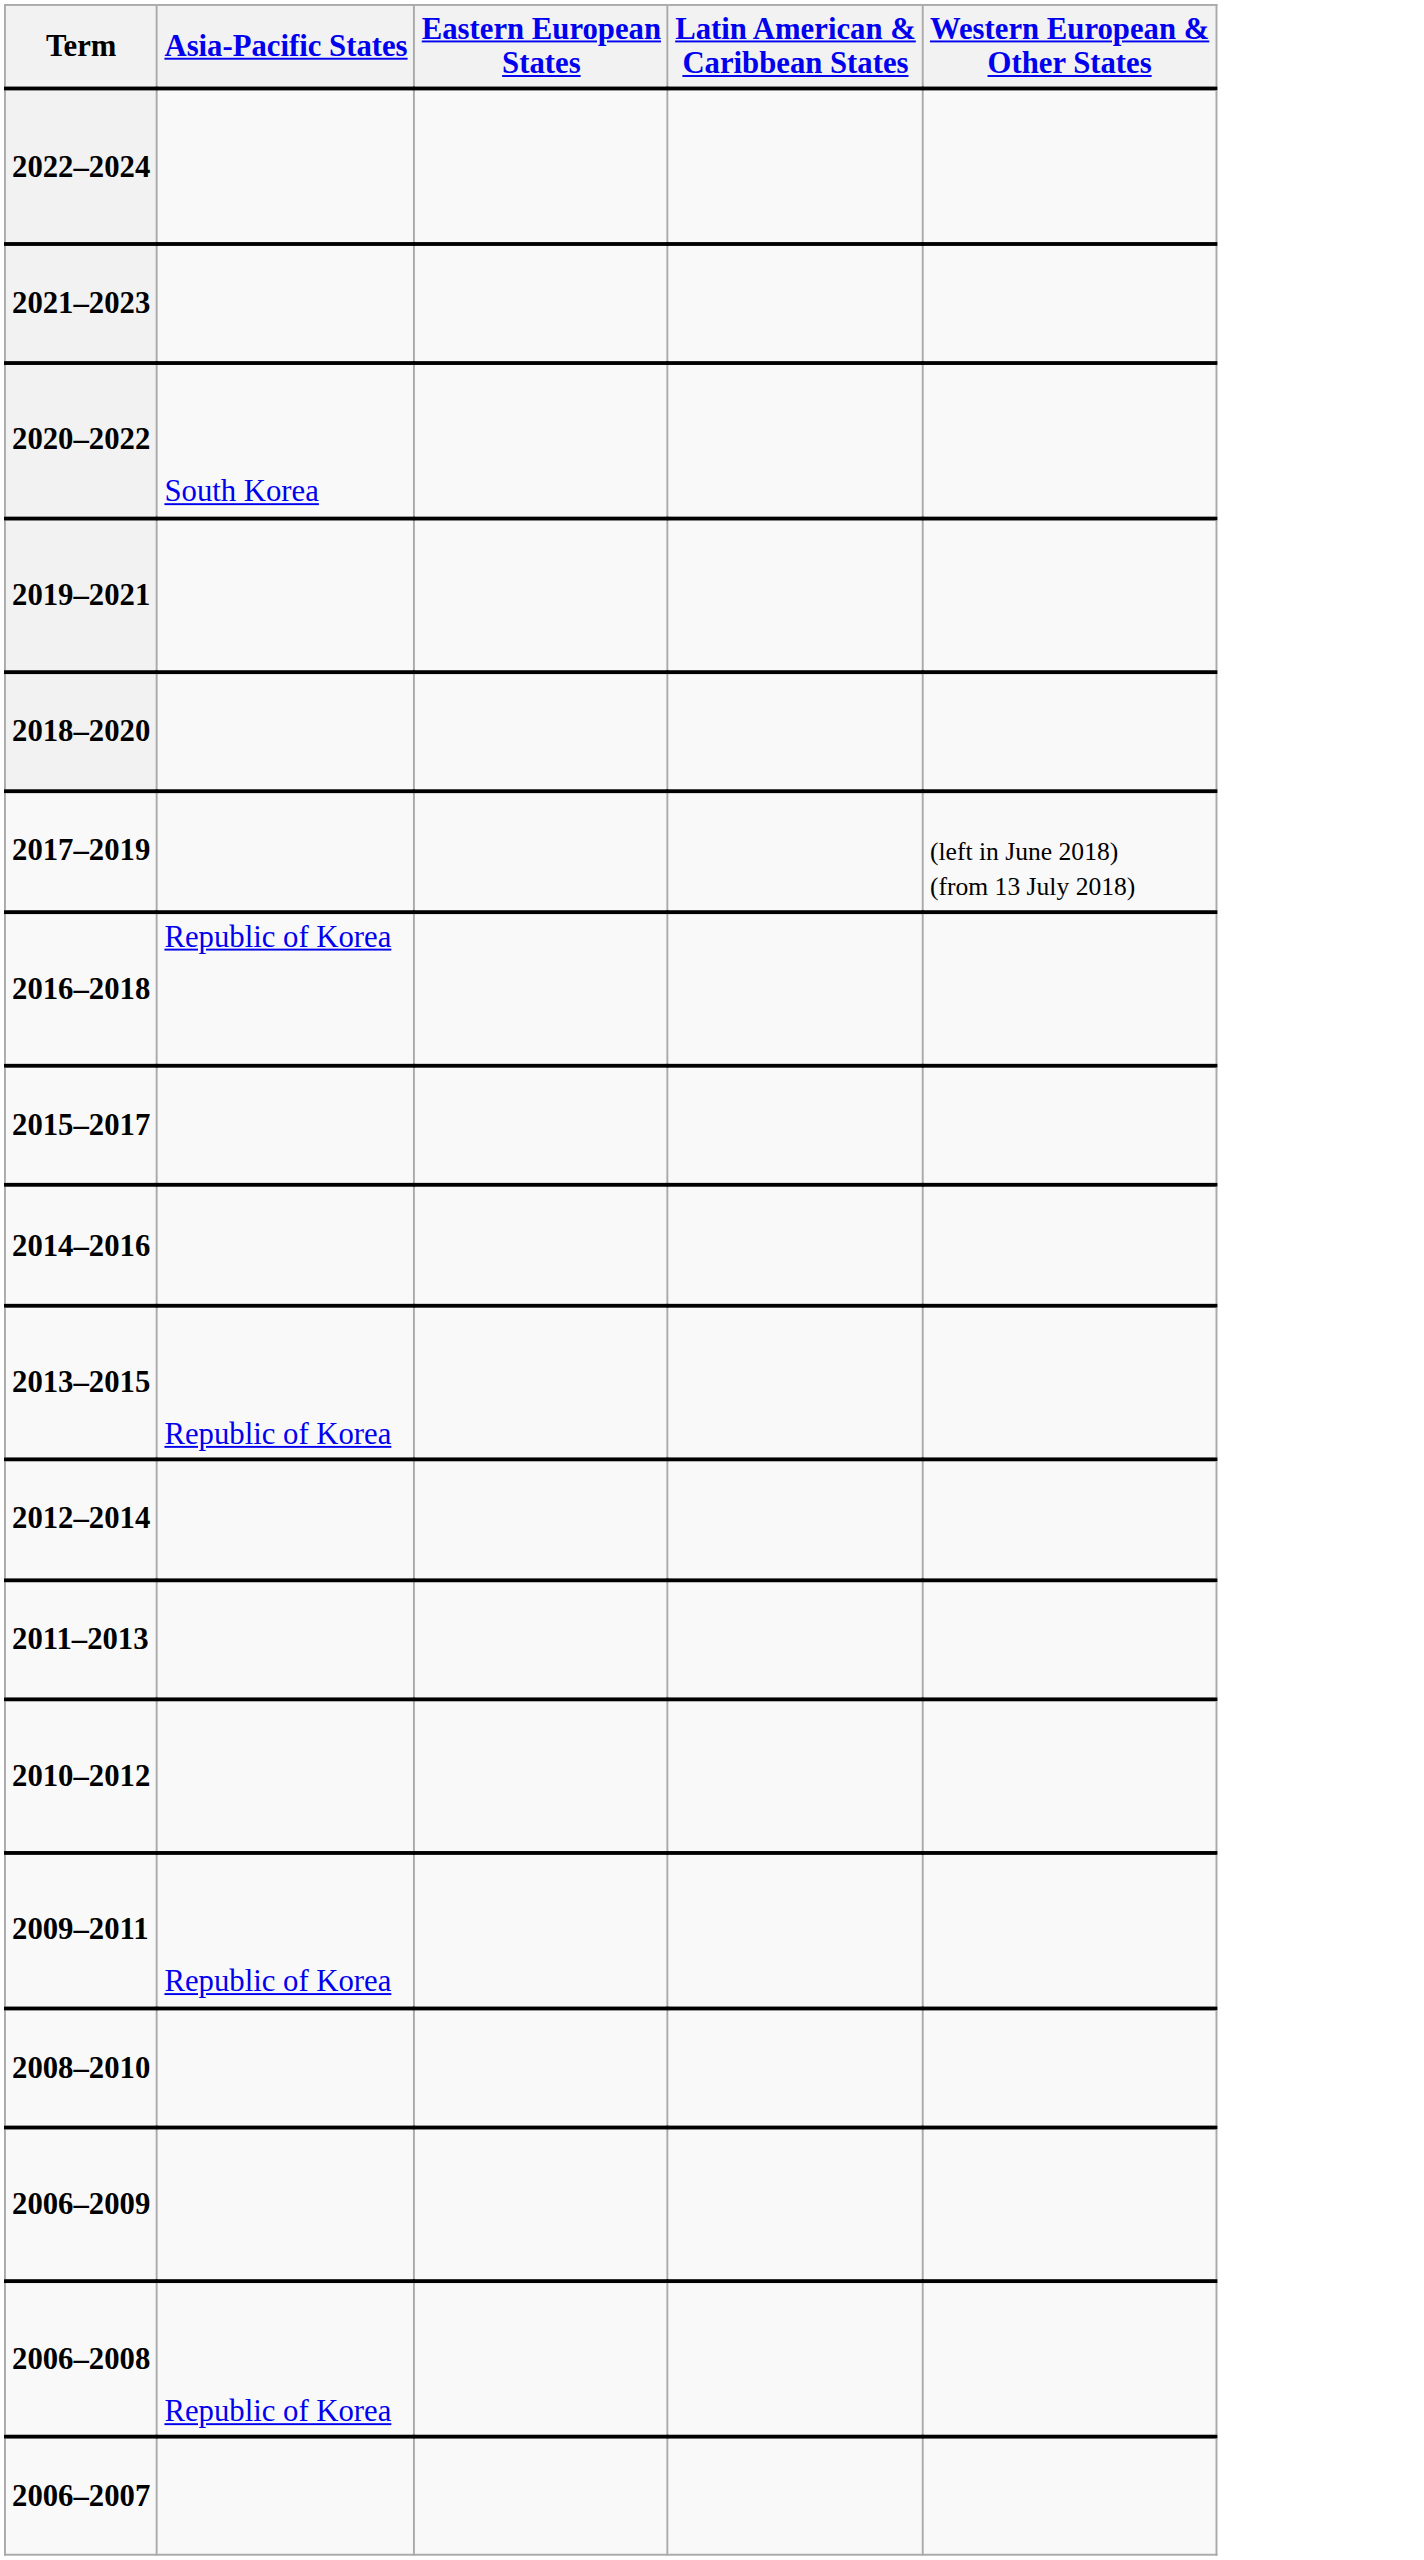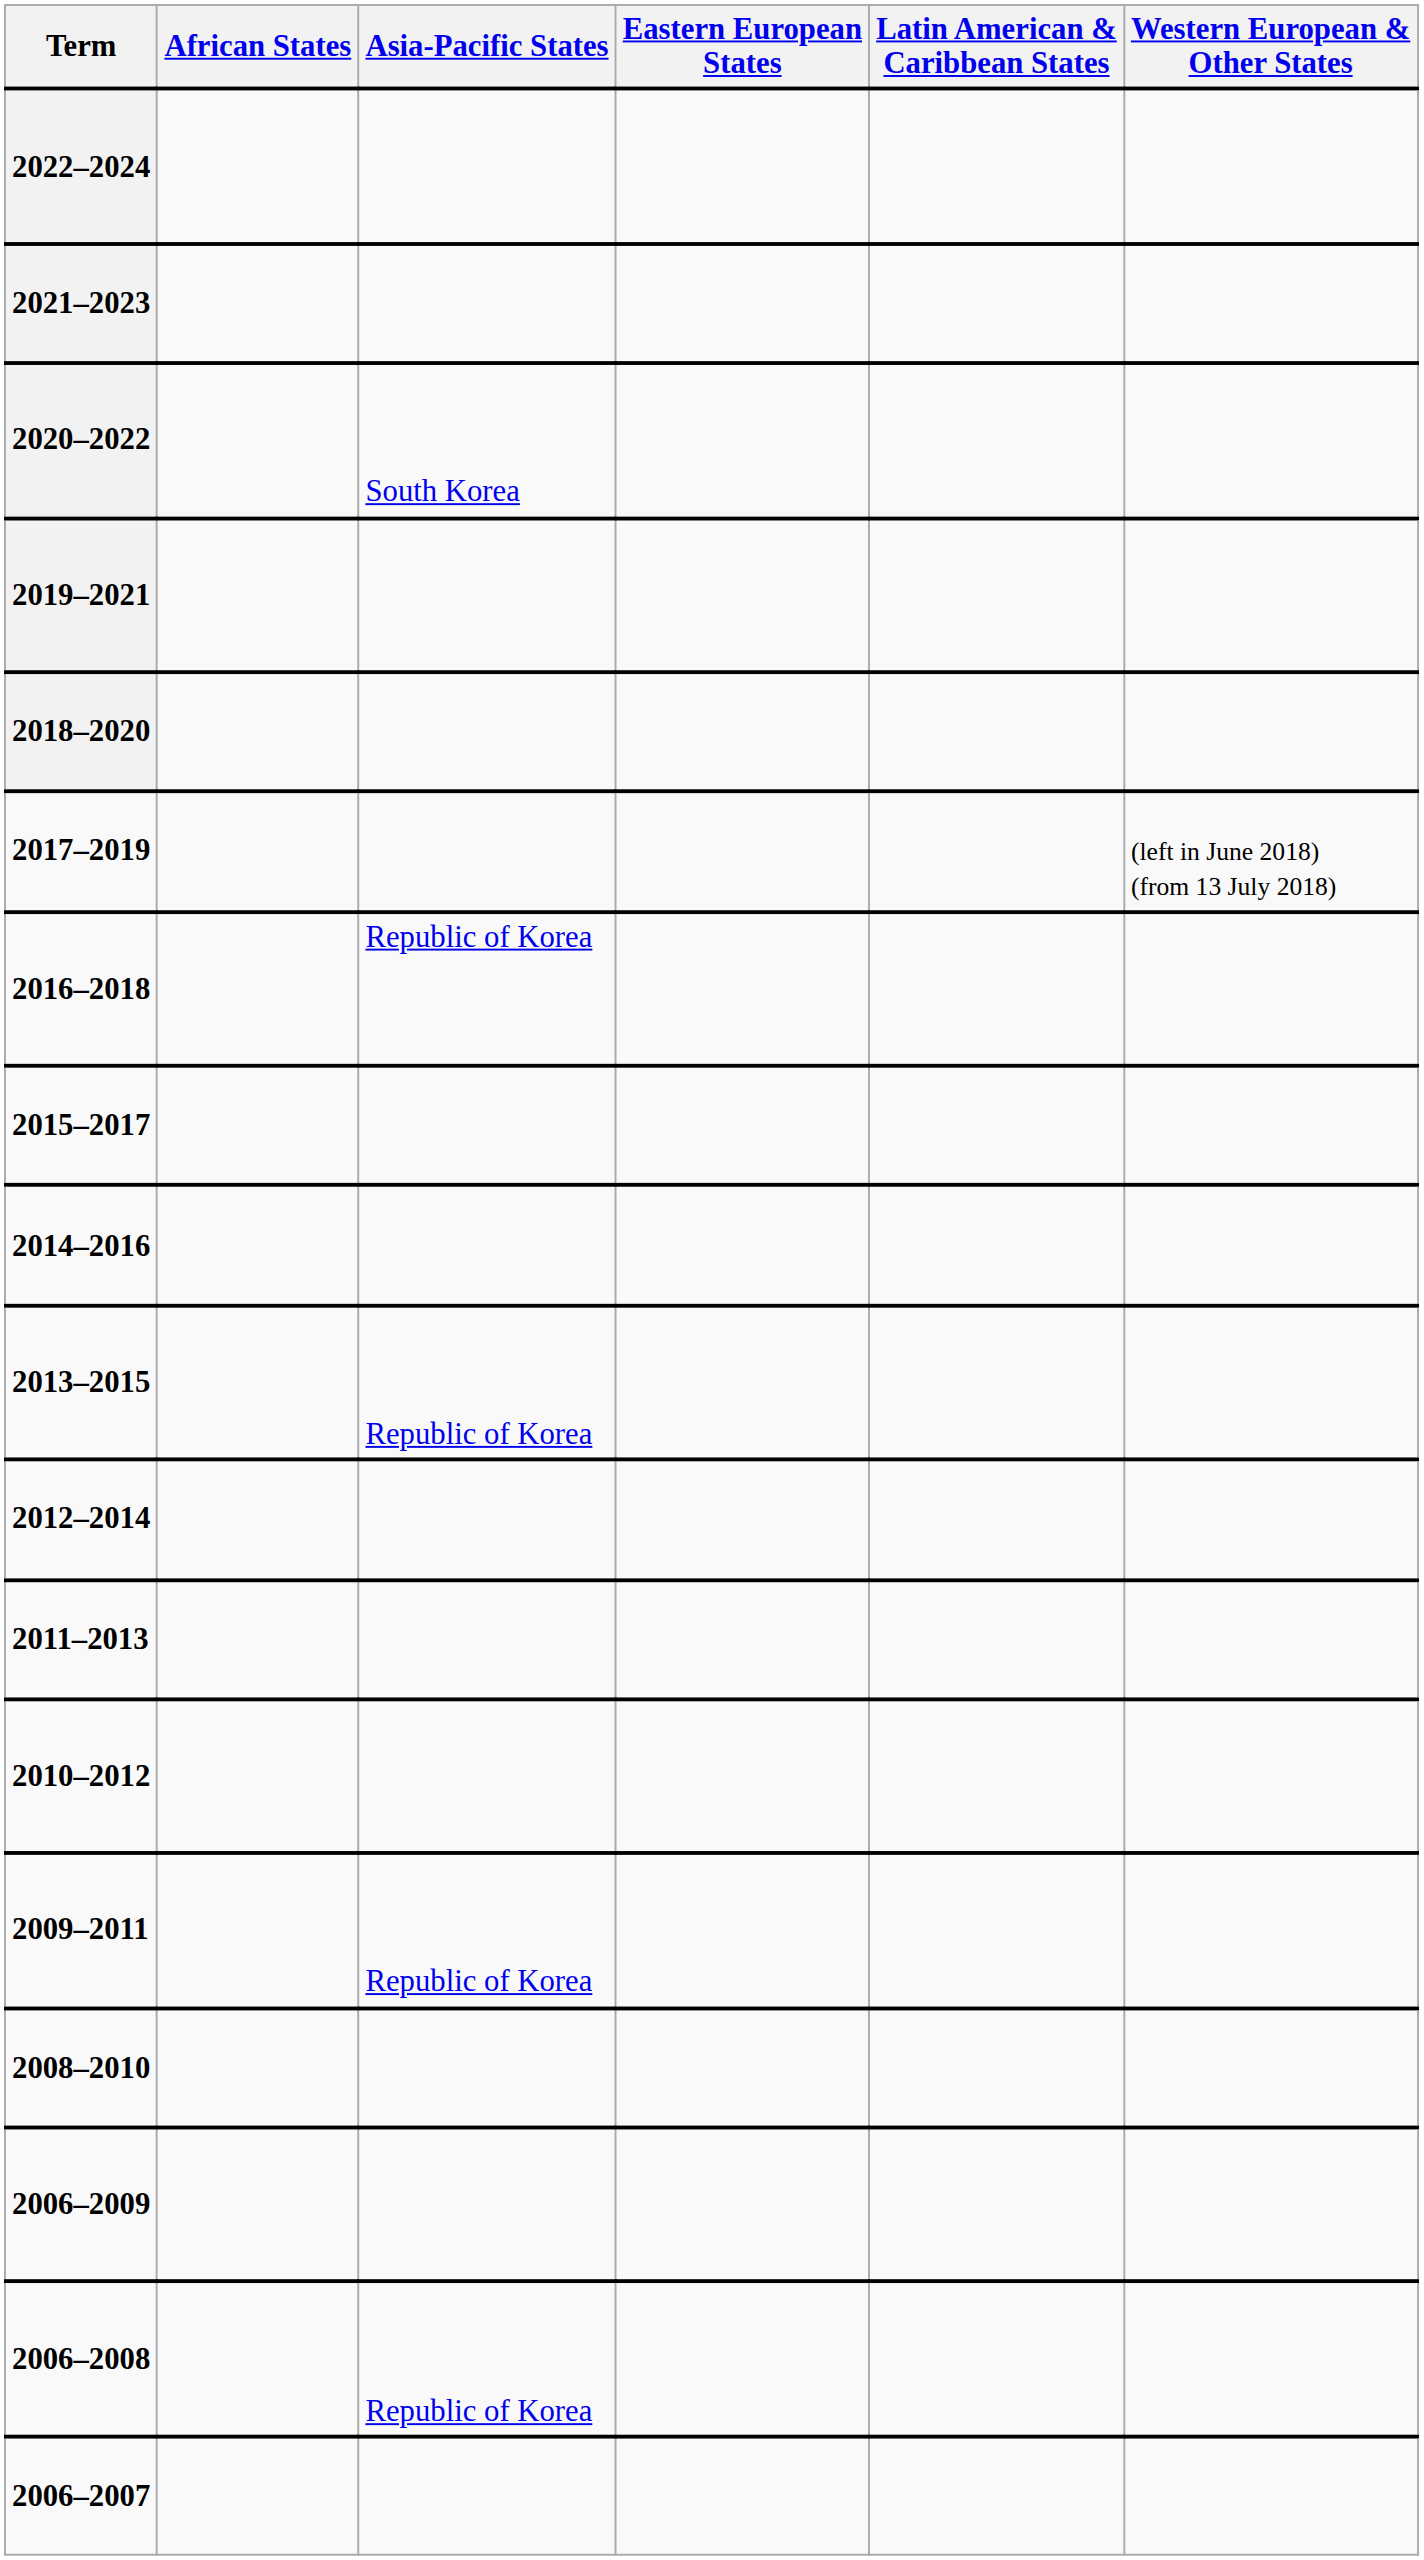+ column: (258, 46)
